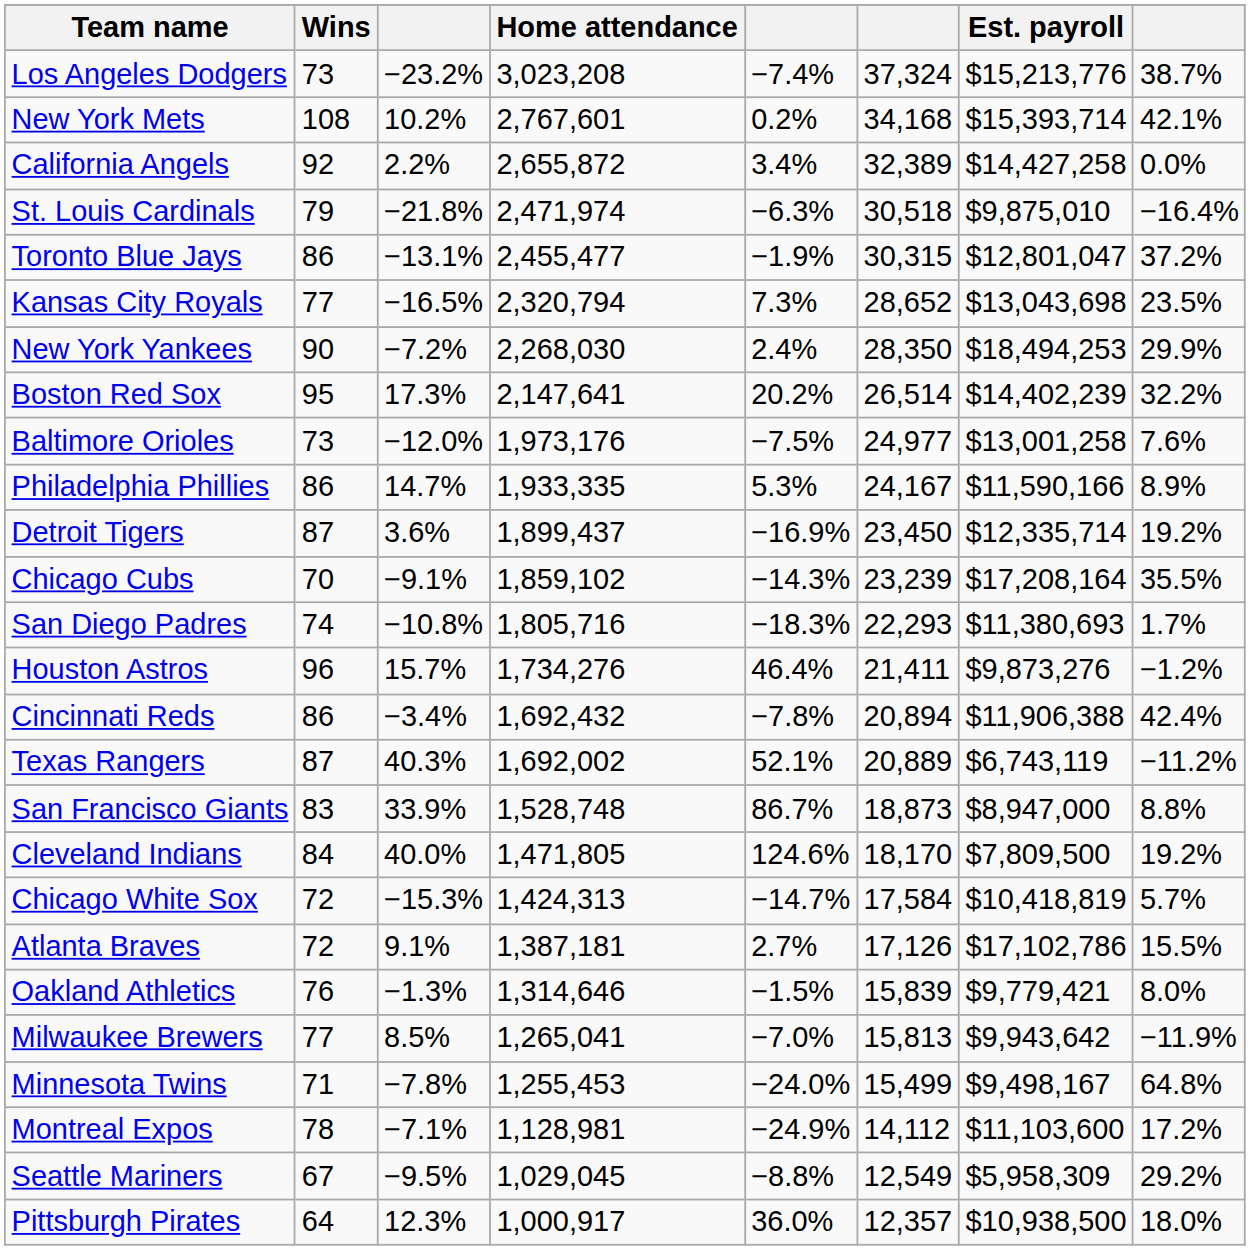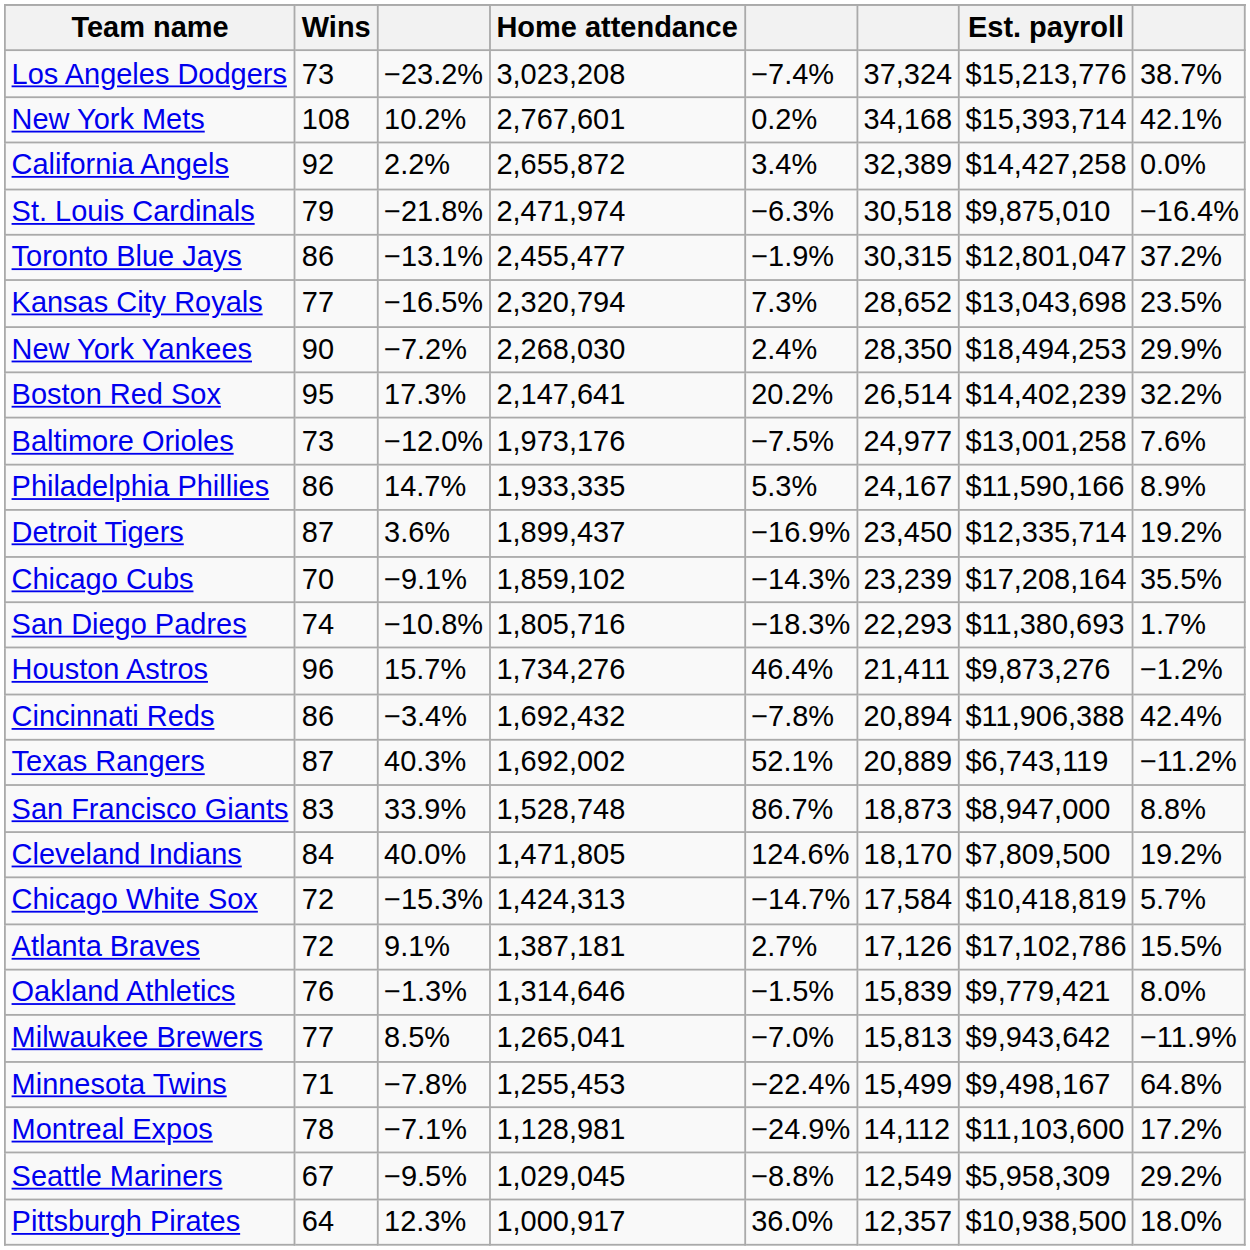(801, 1083) −24.0% -> (801, 1083) −22.4%
